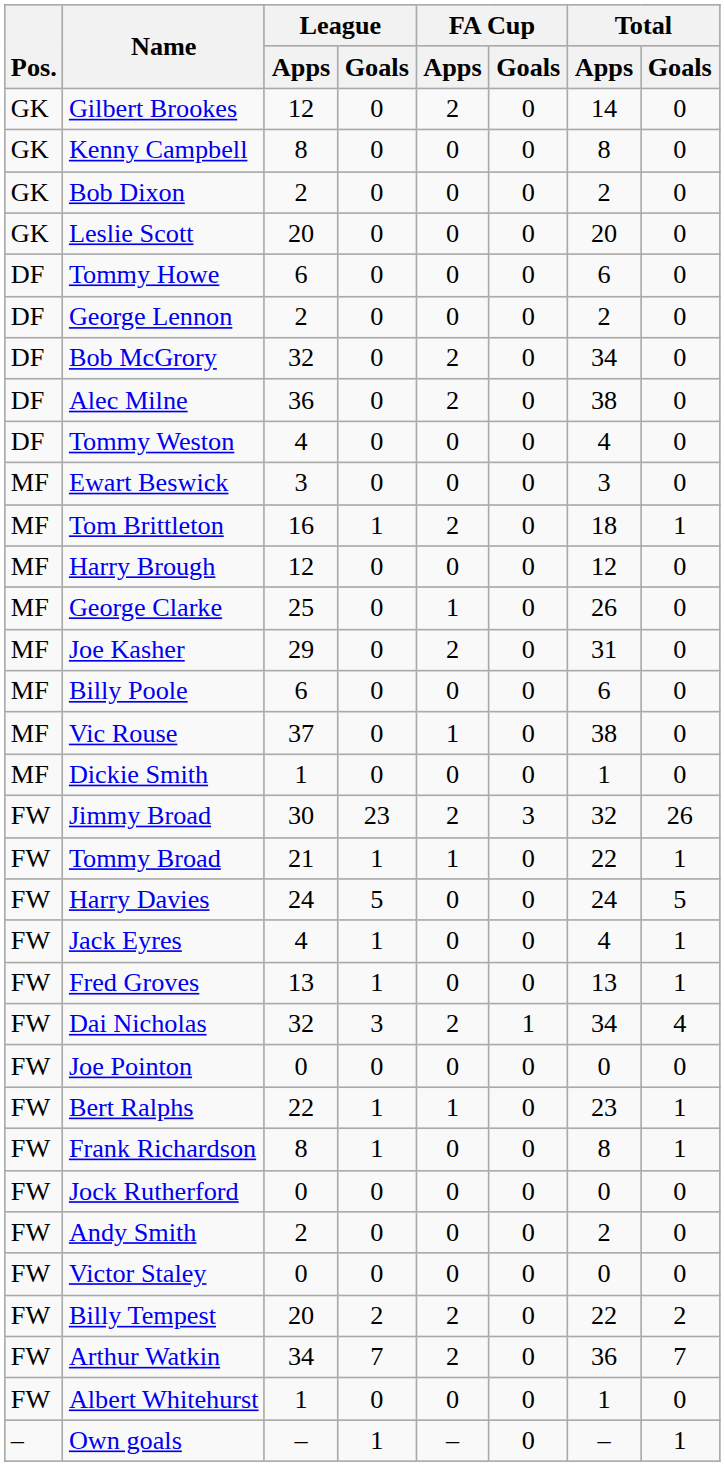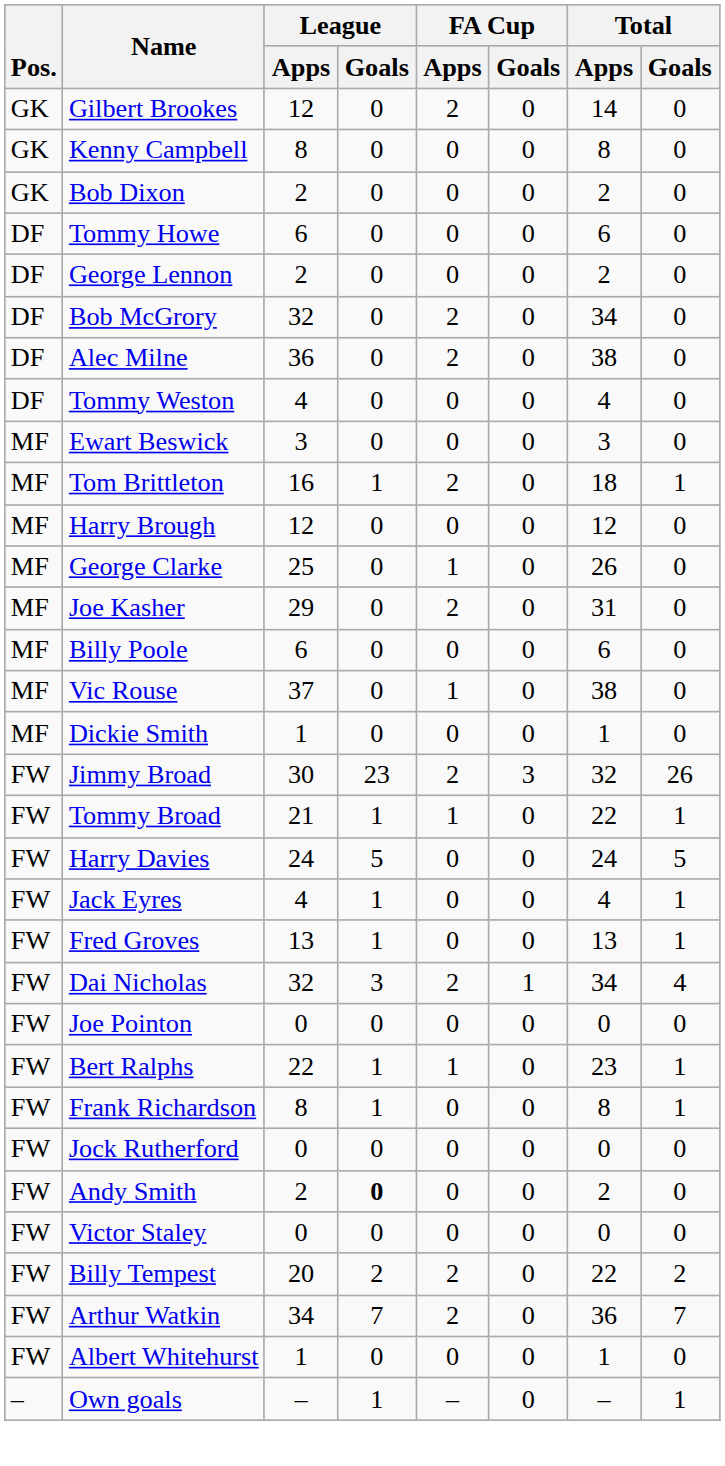- row: (131, 233)
(377, 1232) normal -> (377, 1190) bold
